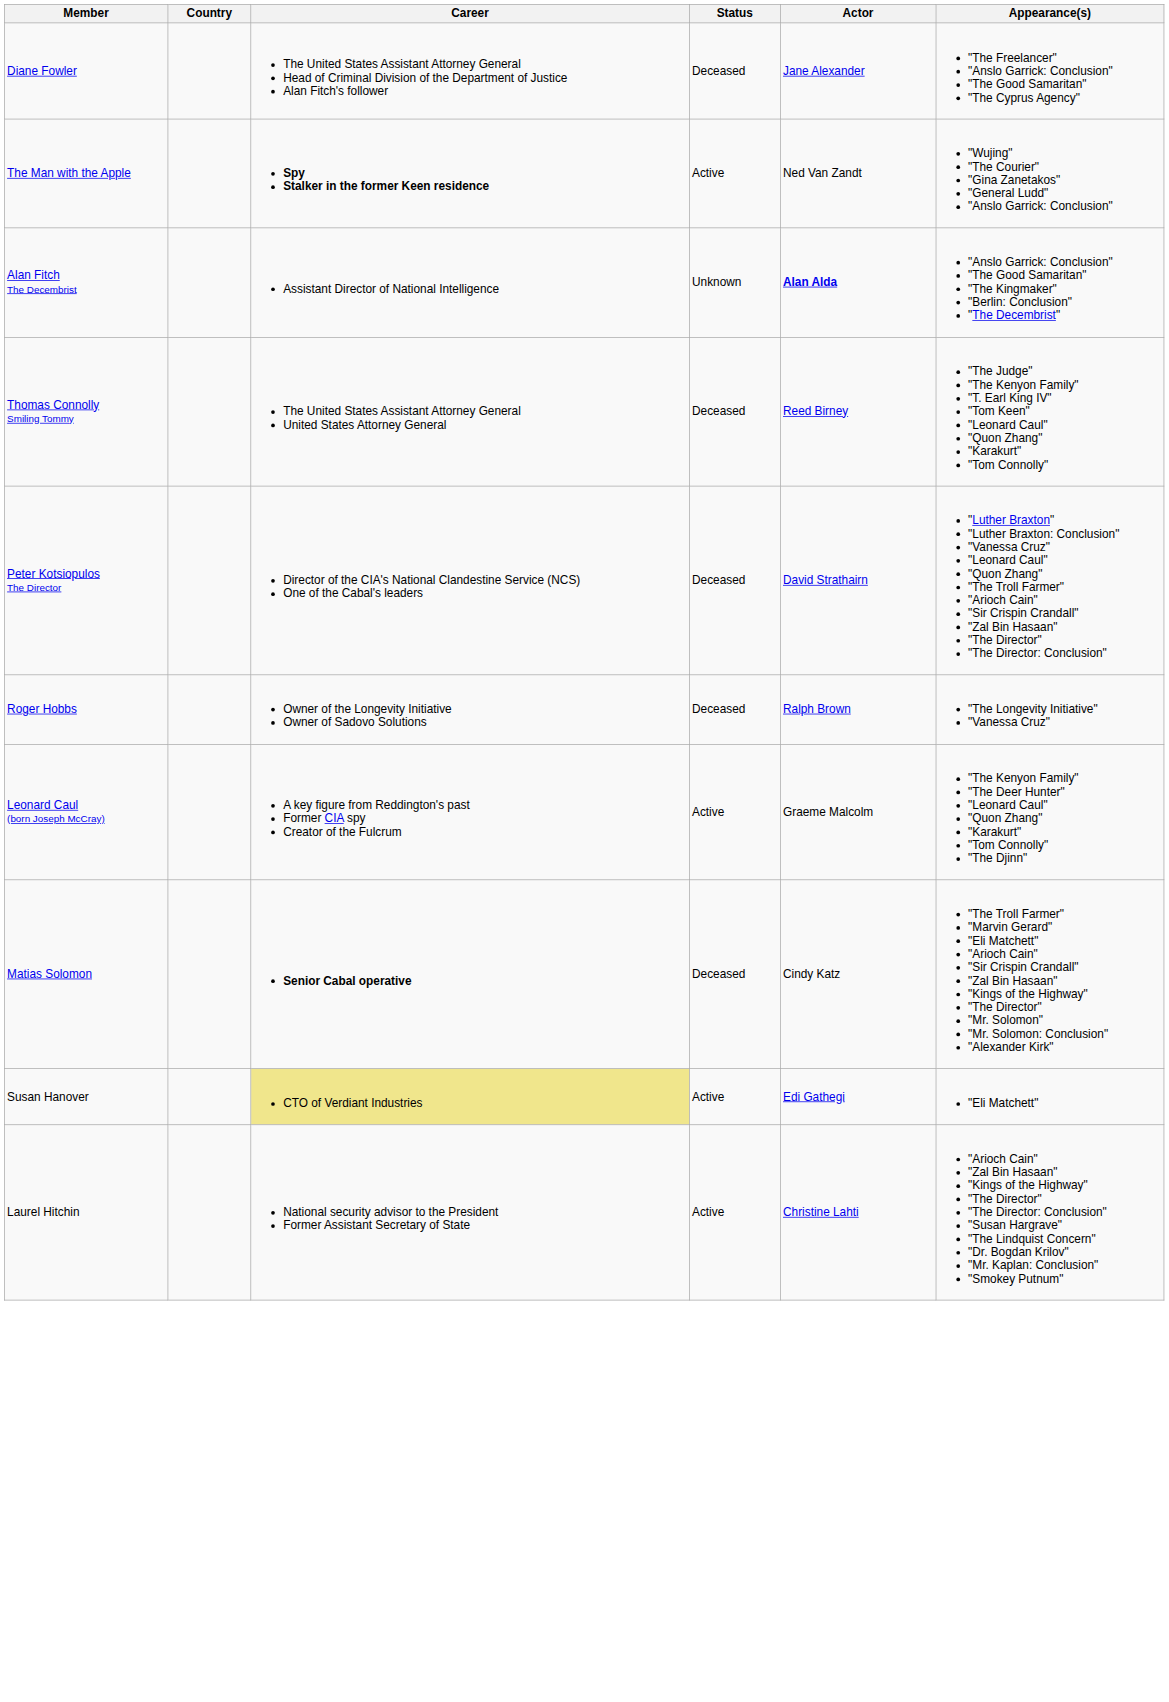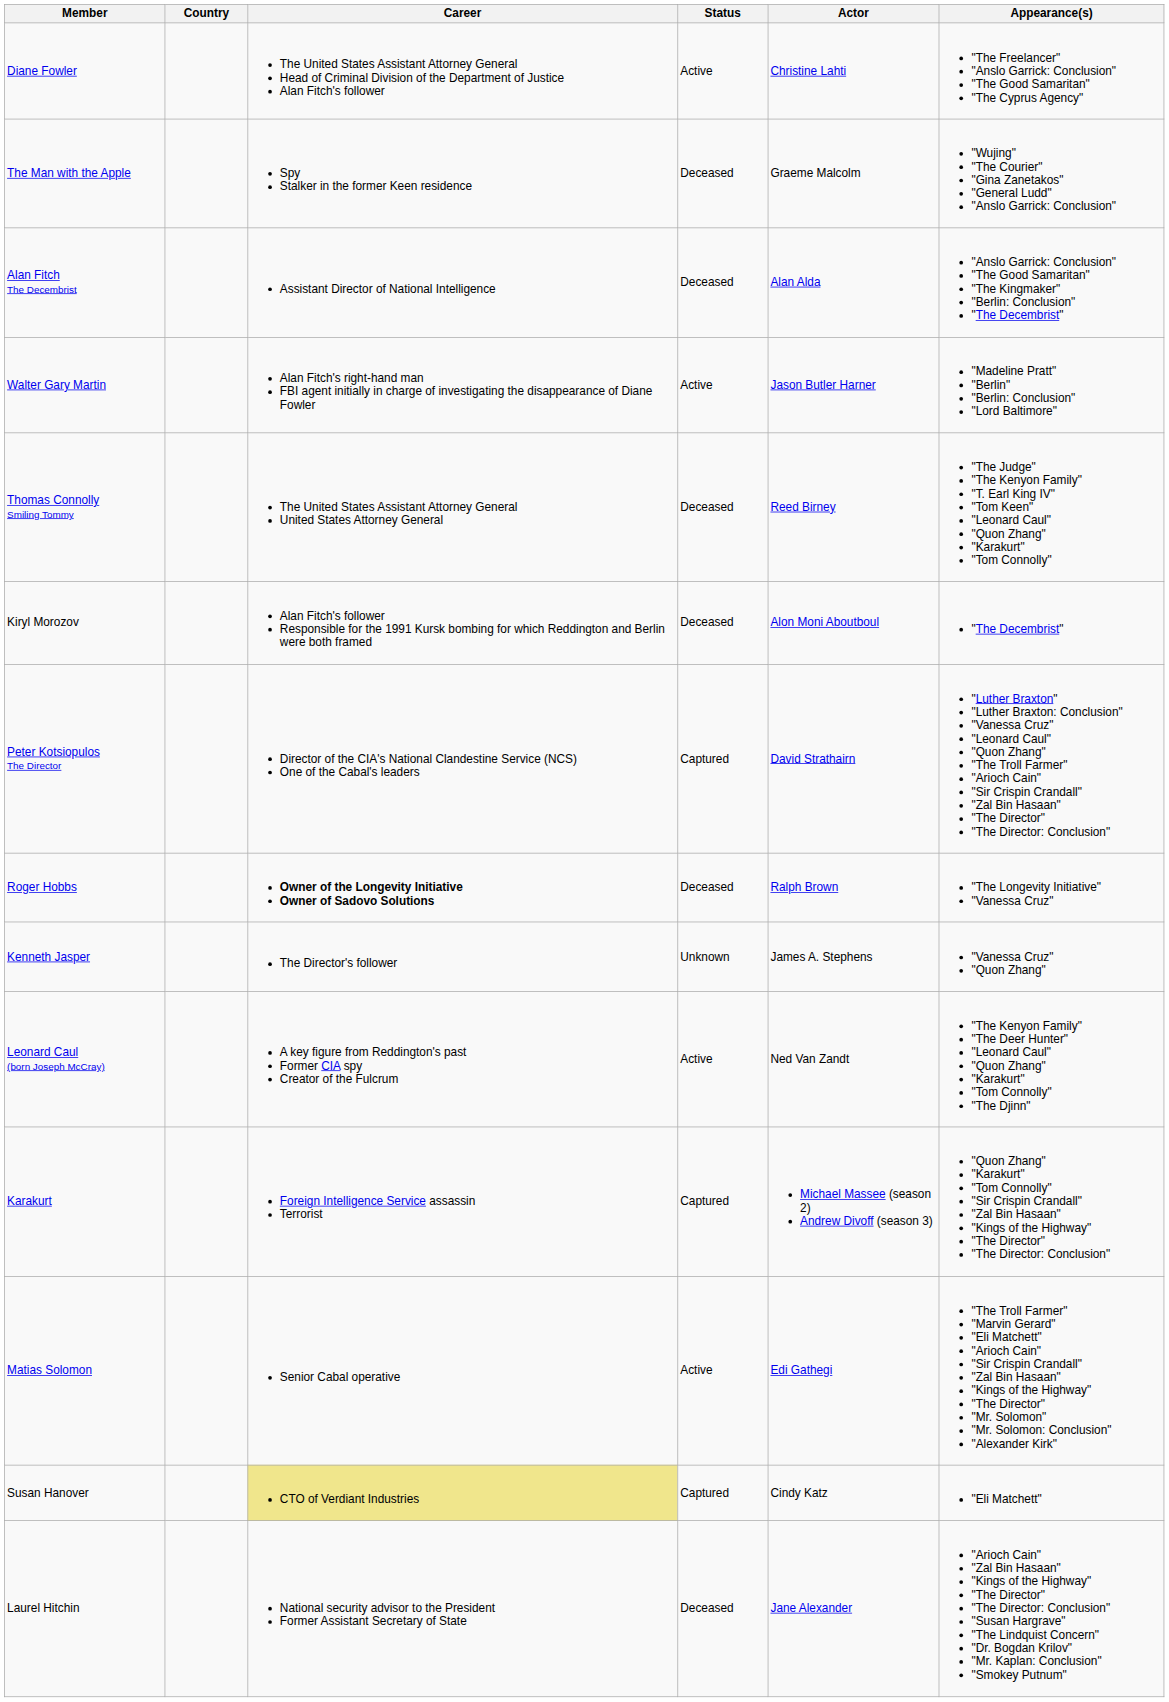(719, 71) Deceased -> (696, 71) Active
(824, 71) Jane Alexander -> (808, 71) Christine Lahti
(470, 180) bold -> (463, 180) normal
(708, 173) Active -> (707, 173) Deceased
(822, 173) Ned Van Zandt -> (816, 173) Graeme Malcolm
(717, 282) Unknown -> (707, 282) Deceased
(810, 282) bold -> (795, 282) normal
+ row: (57, 384)
+ row: (43, 623)
(719, 580) Deceased -> (705, 758) Captured
(470, 716) normal -> (463, 894) bold
+ row: (49, 956)
(828, 812) Graeme Malcolm -> (810, 1059) Ned Van Zandt
+ row: (29, 1201)
(470, 981) bold -> (463, 1377) normal
(719, 974) Deceased -> (696, 1370) Active
(812, 974) Cindy Katz -> (801, 1370) Edi Gathegi
(708, 1096) Active -> (705, 1493) Captured
(814, 1096) Edi Gathegi -> (799, 1493) Cindy Katz
(708, 1212) Active -> (707, 1608) Deceased
(821, 1212) Christine Lahti -> (811, 1608) Jane Alexander
